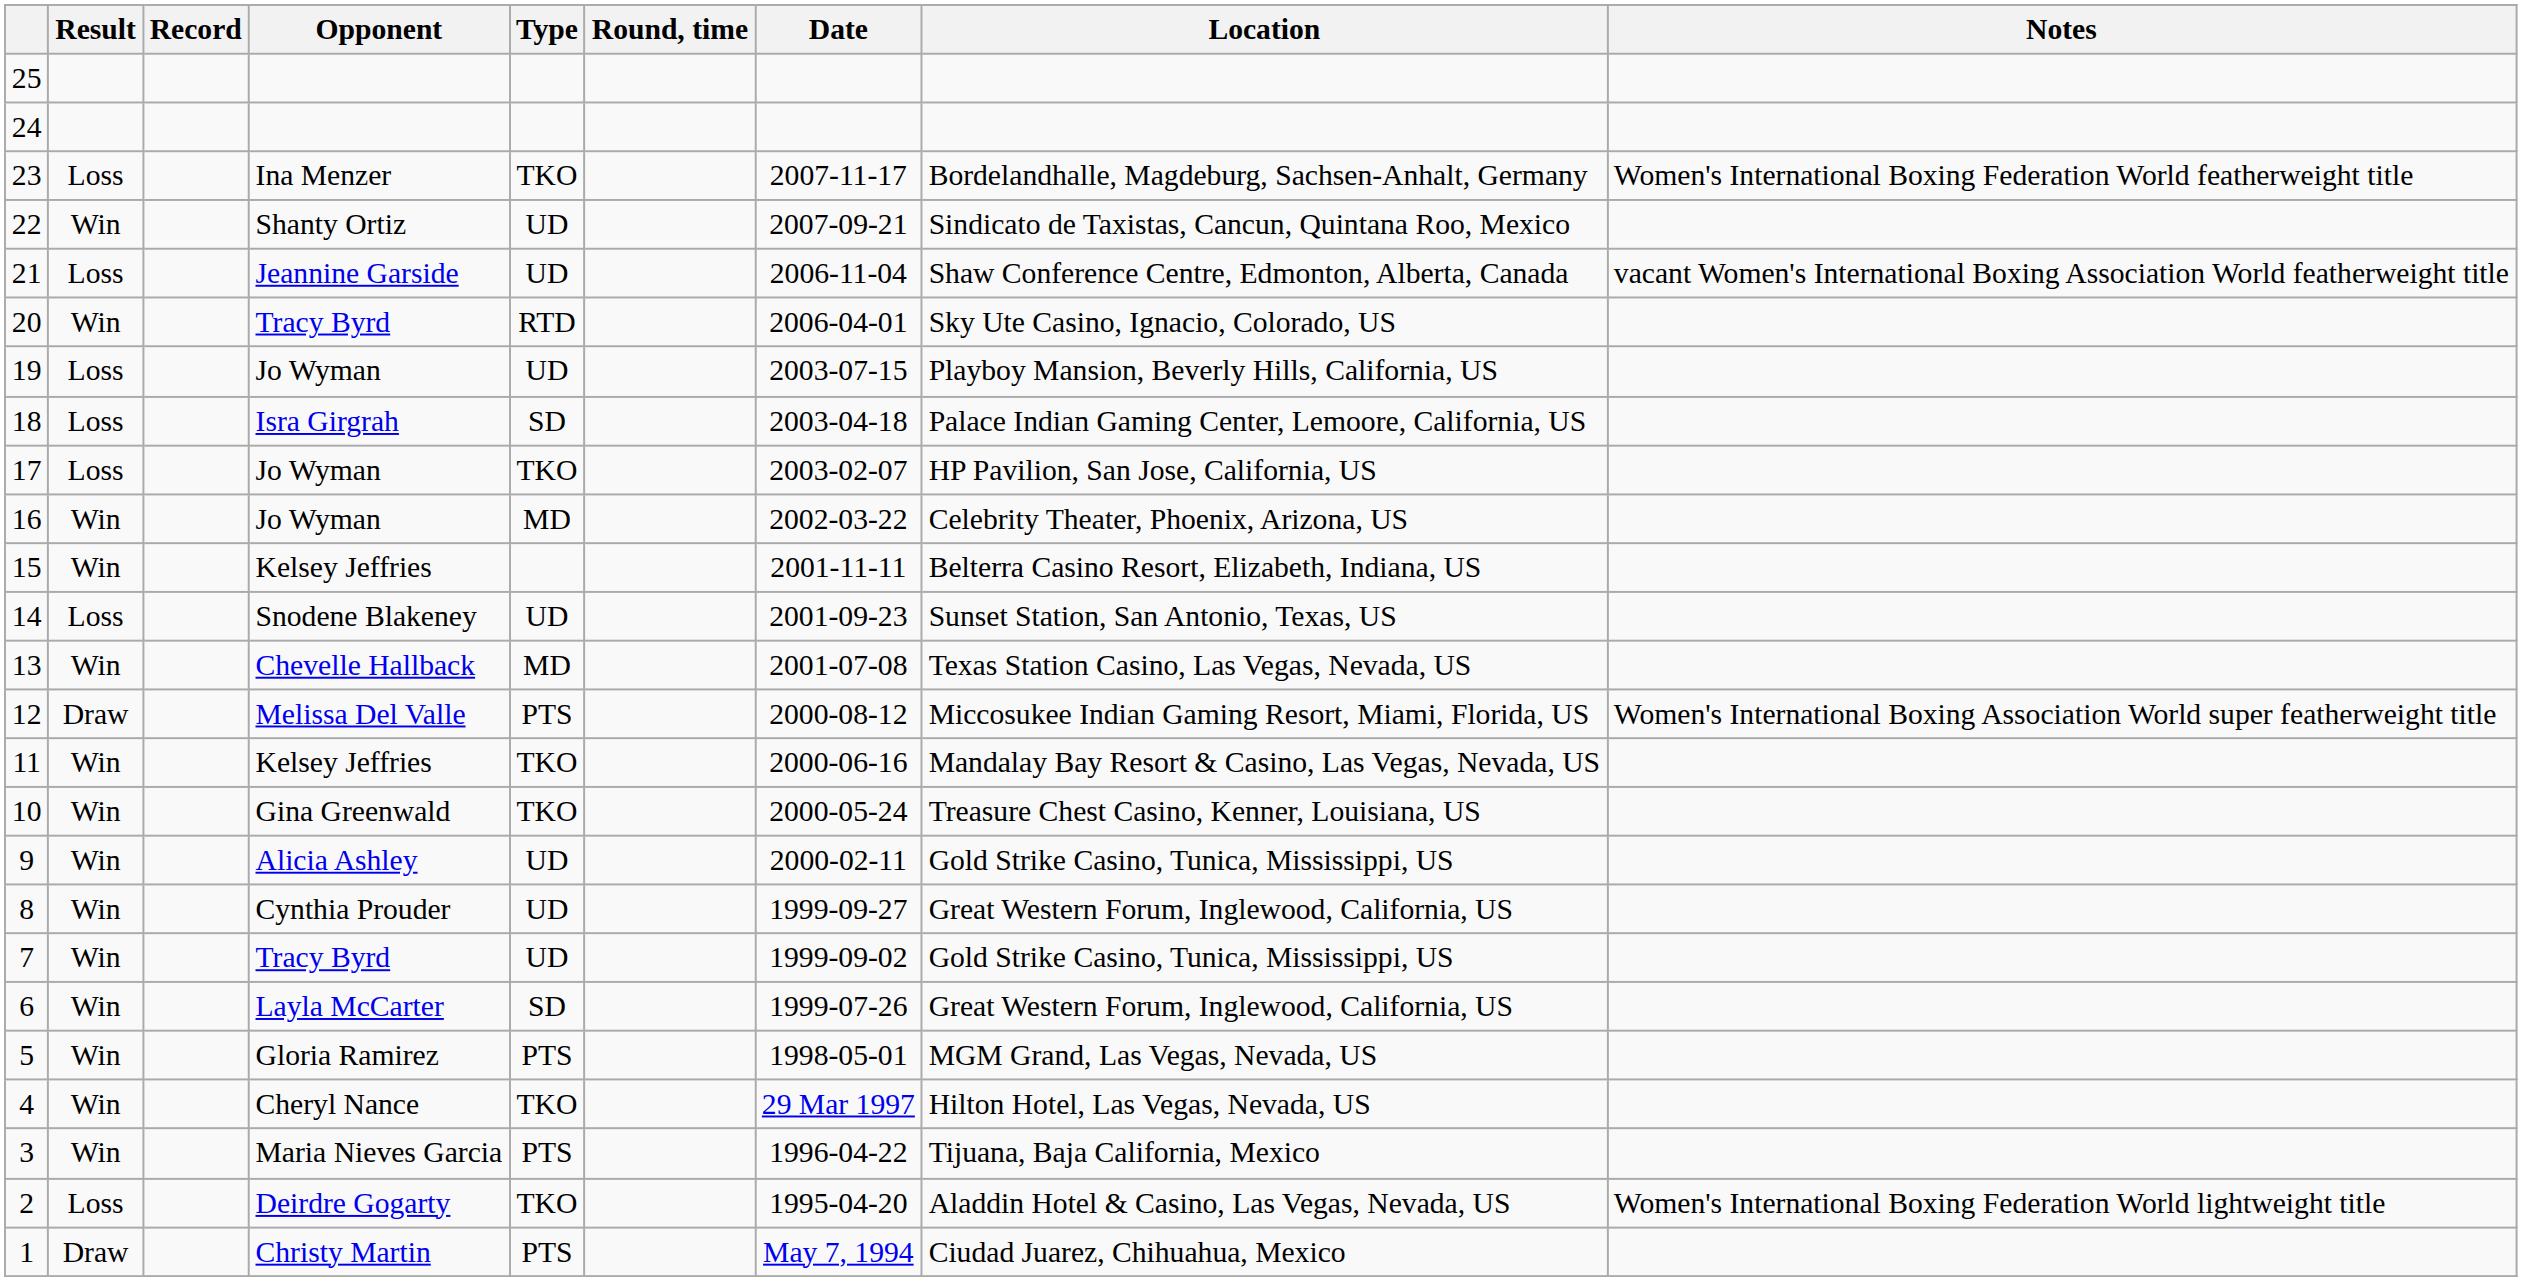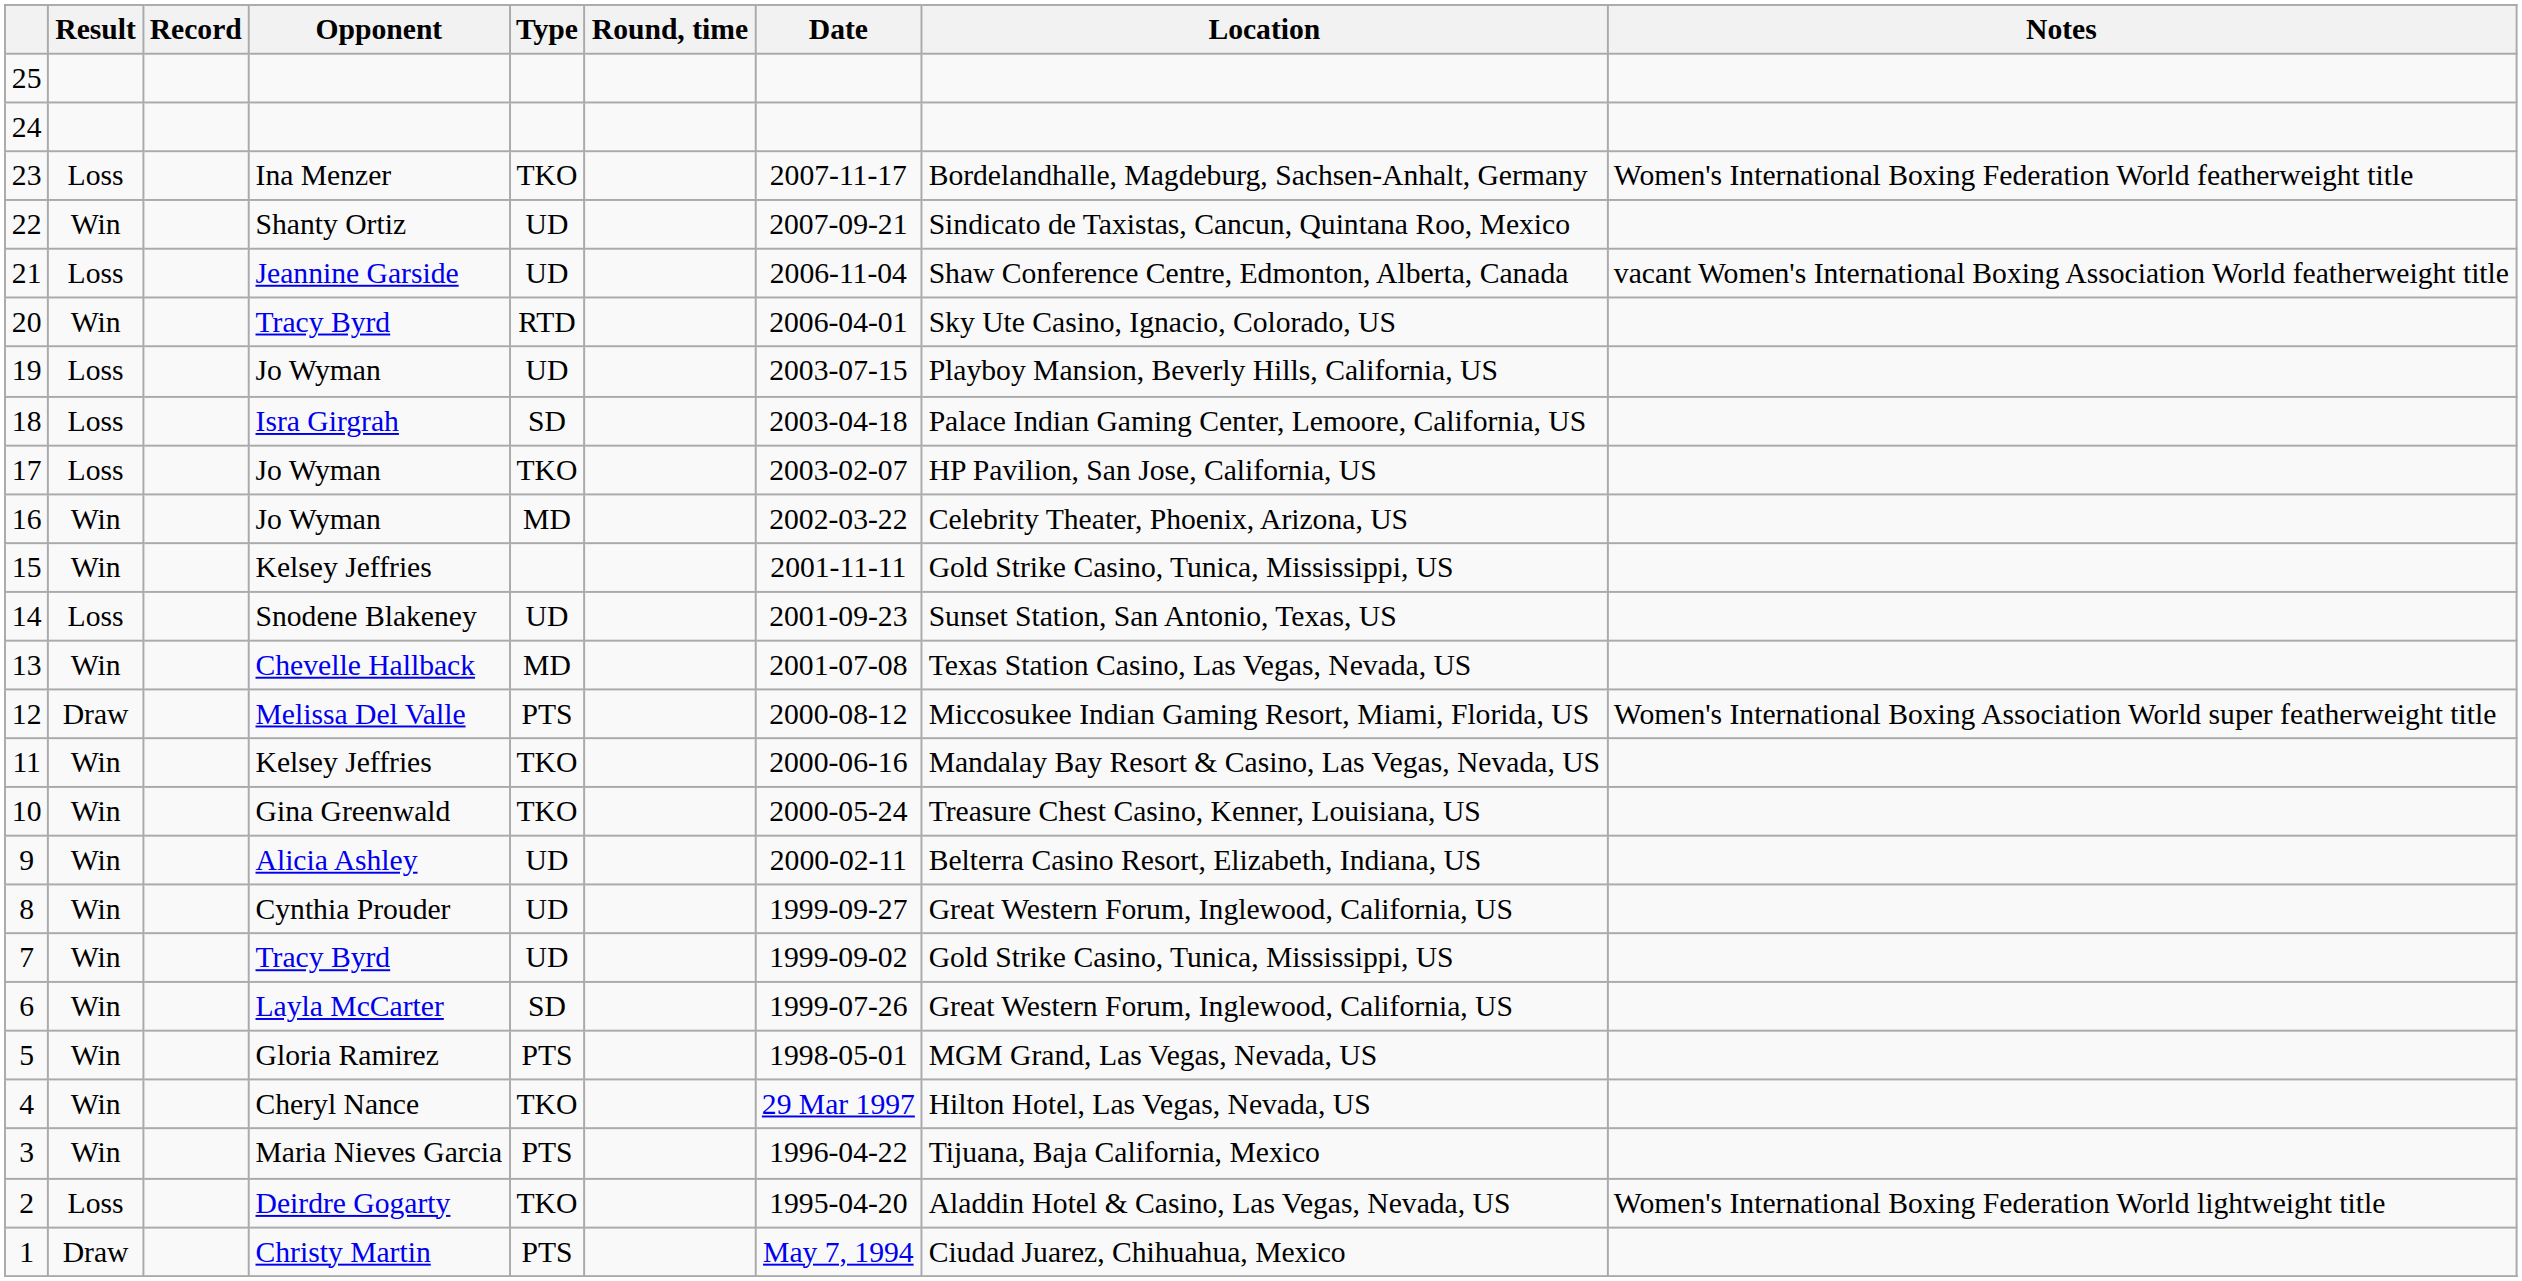(1205, 566) Belterra Casino Resort, Elizabeth, Indiana, US -> (1191, 566) Gold Strike Casino, Tunica, Mississippi, US
(1191, 859) Gold Strike Casino, Tunica, Mississippi, US -> (1205, 859) Belterra Casino Resort, Elizabeth, Indiana, US
